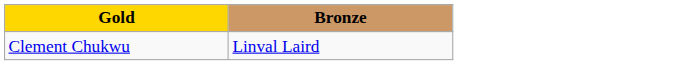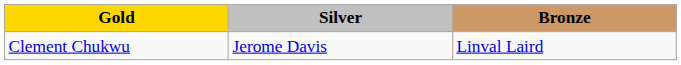+ column: (340, 18)
